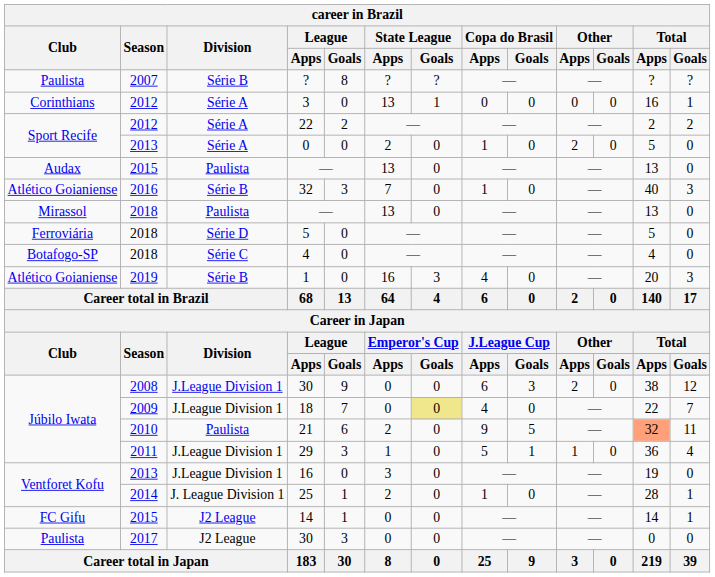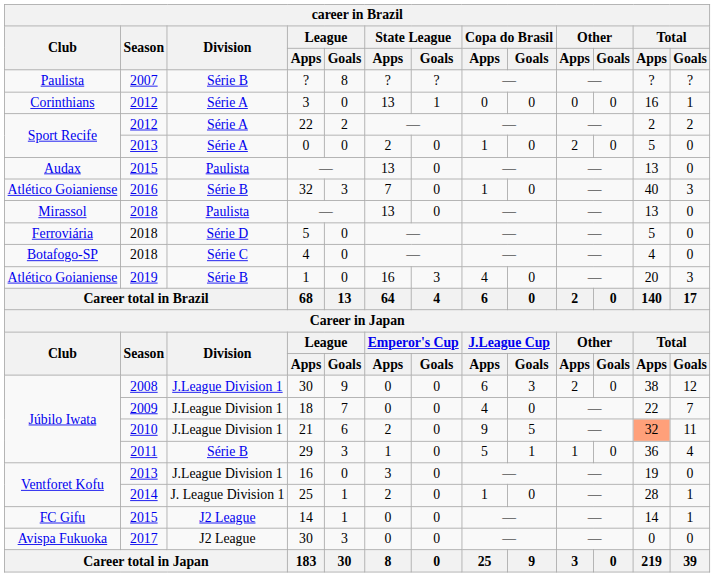(437, 408) khaki background -> (437, 408) no background
(227, 430) Paulista -> (227, 430) J.League Division 1
(227, 451) J.League Division 1 -> (227, 451) Série B
(62, 539) Paulista -> (62, 539) Avispa Fukuoka
